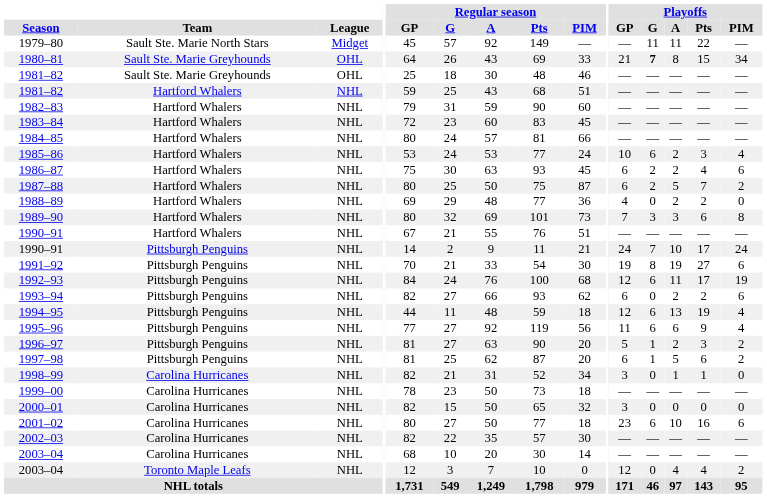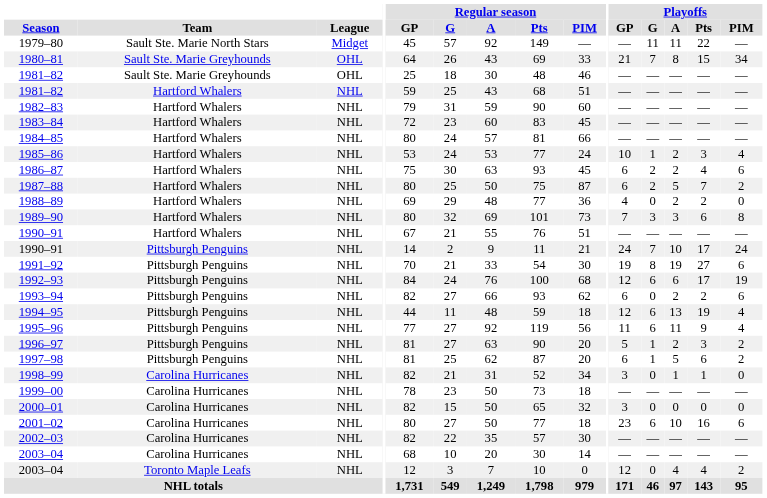(653, 59) bold -> (653, 59) normal
(653, 154) 6 -> (653, 154) 1
(676, 280) 11 -> (676, 280) 6
(676, 328) 6 -> (676, 328) 11
